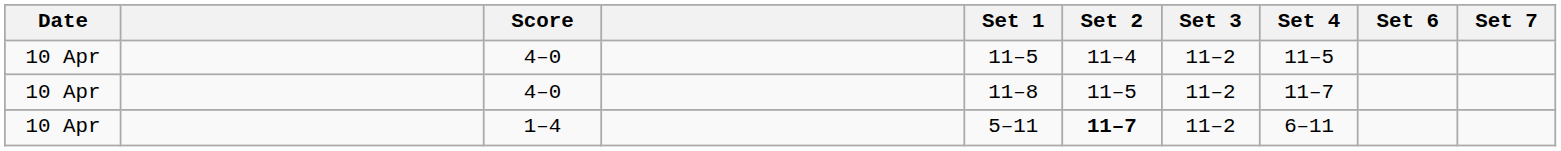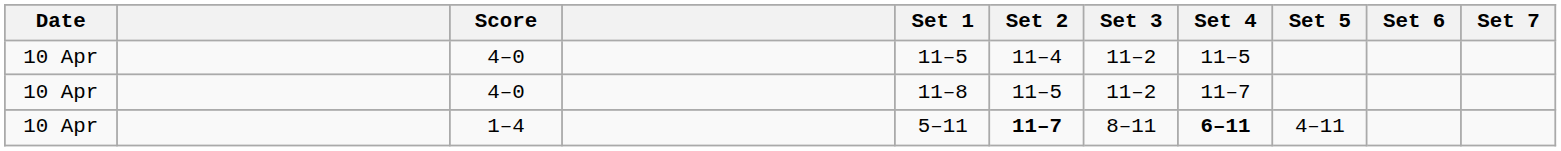+ column: (1320, 22)
(1210, 127) 11–2 -> (1131, 127) 8–11
(1309, 127) normal -> (1226, 127) bold
